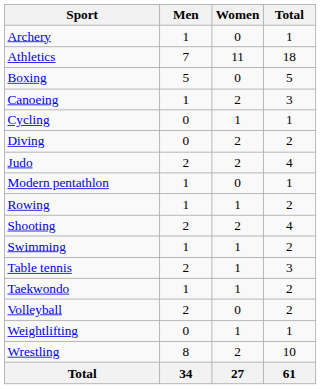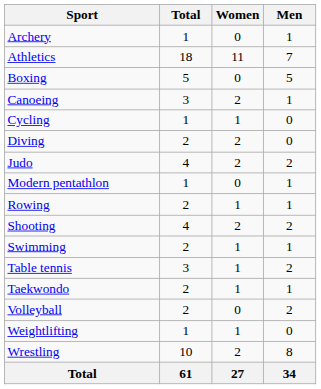columns swapped: (186, 15) <-> (289, 15)
